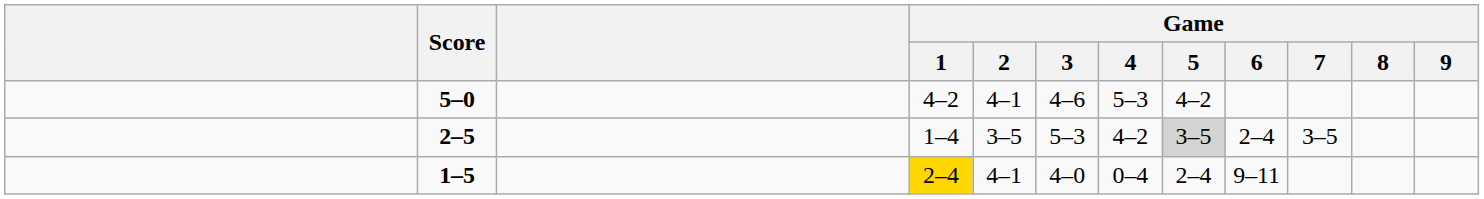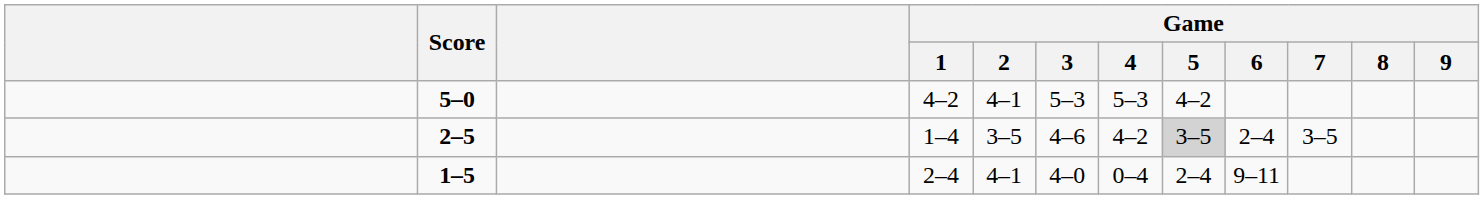(1067, 99) 4–6 -> (1067, 99) 5–3
(1067, 136) 5–3 -> (1067, 136) 4–6
(941, 174) gold background -> (941, 174) no background
